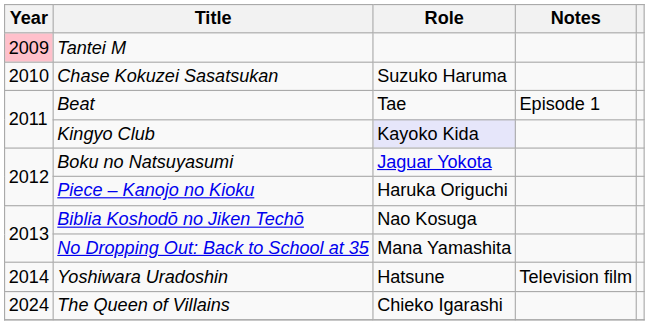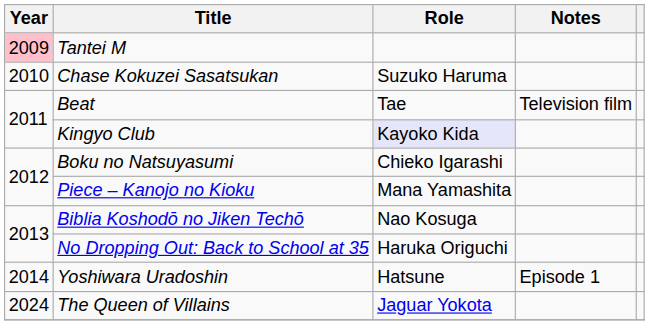(560, 104) Episode 1 -> (576, 104) Television film
(434, 162) Jaguar Yokota -> (440, 162) Chieko Igarashi
(443, 190) Haruka Origuchi -> (444, 190) Mana Yamashita
(444, 248) Mana Yamashita -> (443, 248) Haruka Origuchi
(576, 276) Television film -> (560, 276) Episode 1
(440, 305) Chieko Igarashi -> (434, 305) Jaguar Yokota
